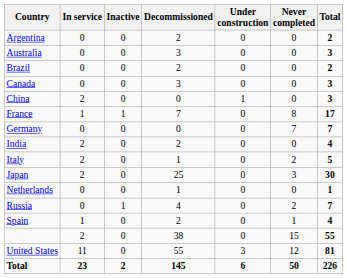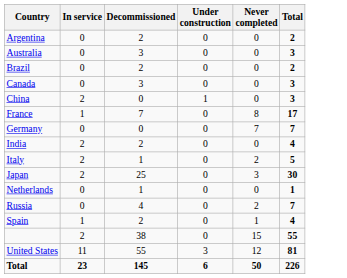- column: (123, 17)
